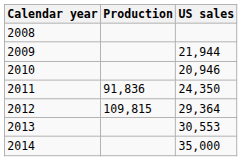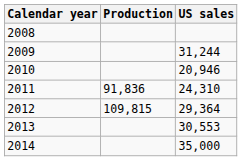(199, 52) 21,944 -> (199, 52) 31,244
(199, 89) 24,350 -> (199, 89) 24,310
